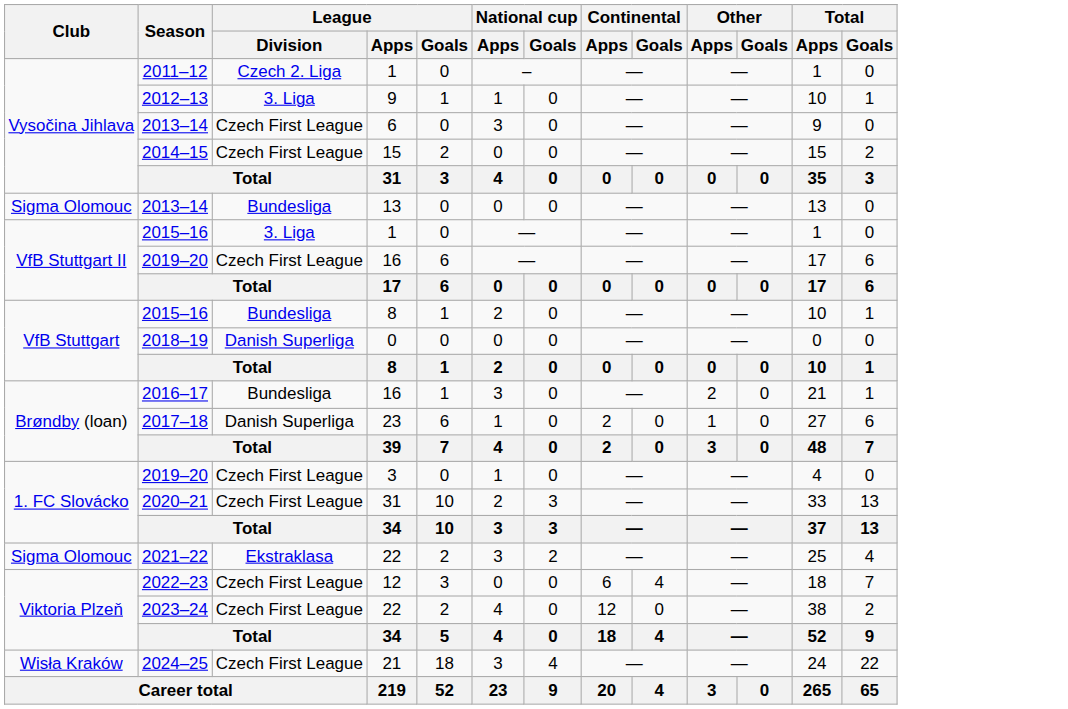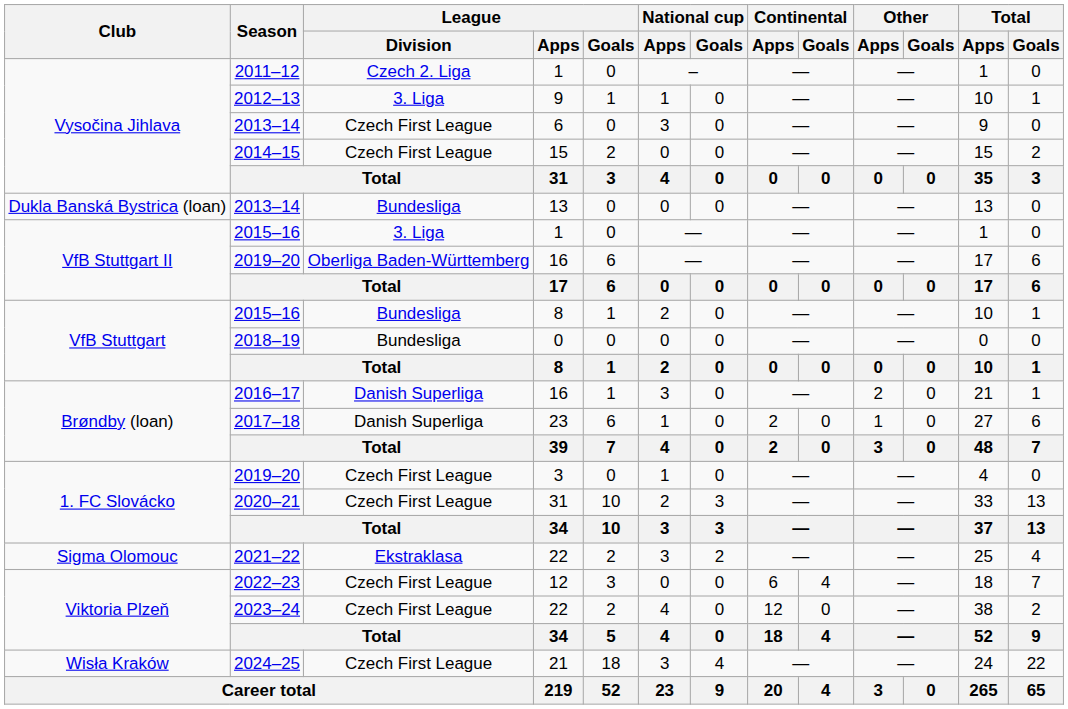(71, 206) Sigma Olomouc -> (117, 206) Dukla Banská Bystrica (loan)
(289, 260) Czech First League -> (419, 260) Oberliga Baden-Württemberg
(289, 340) Danish Superliga -> (419, 340) Bundesliga
(289, 394) Bundesliga -> (419, 394) Danish Superliga
